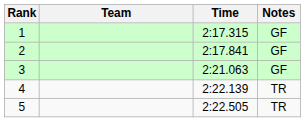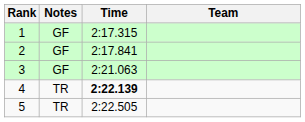columns swapped: (116, 13) <-> (279, 13)
(225, 88) normal -> (114, 88) bold
